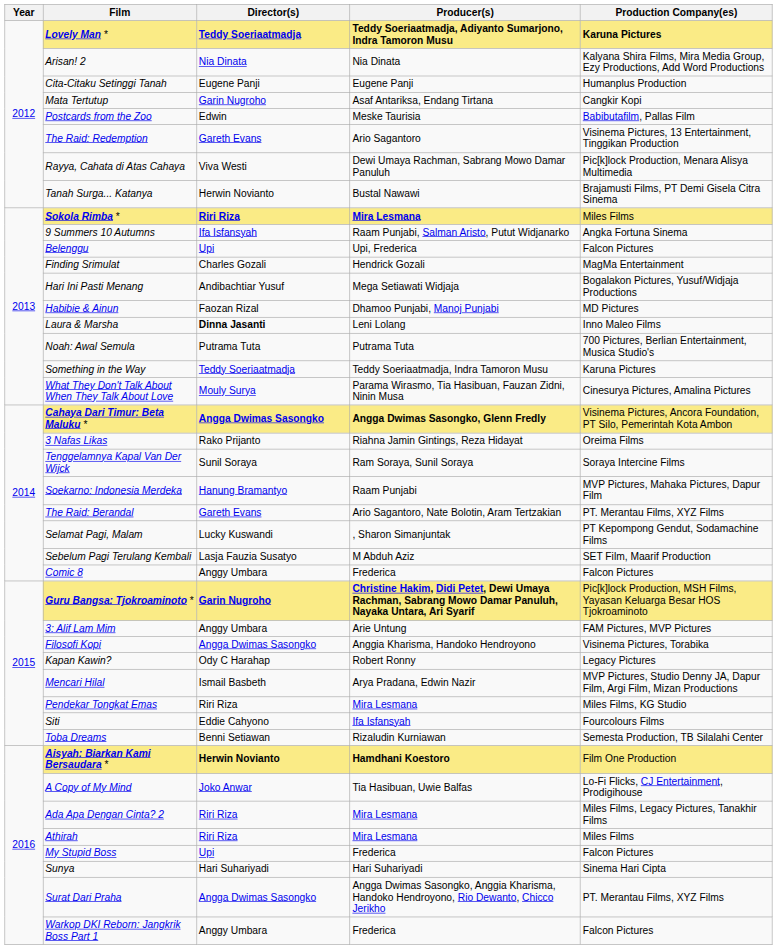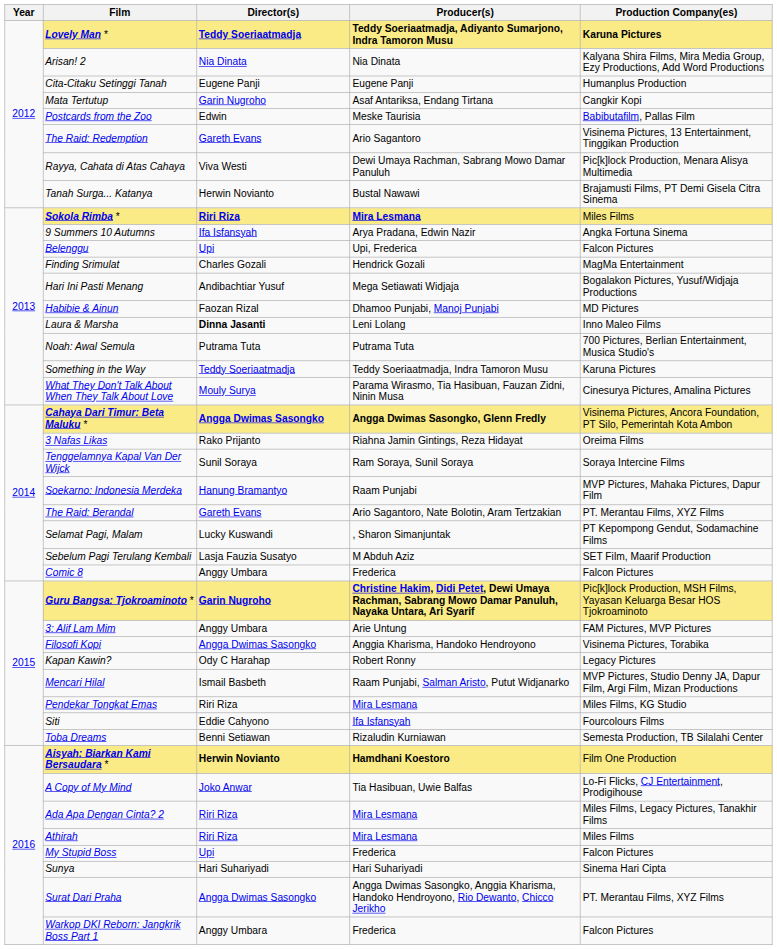(461, 232) Raam Punjabi, Salman Aristo, Putut Widjanarko -> (414, 232) Arya Pradana, Edwin Nazir
(414, 683) Arya Pradana, Edwin Nazir -> (461, 683) Raam Punjabi, Salman Aristo, Putut Widjanarko
